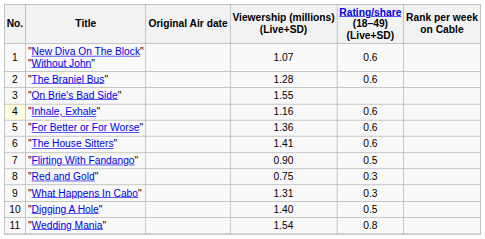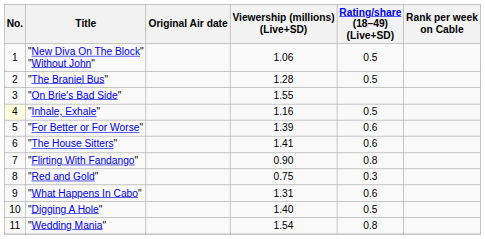(284, 57) 1.07 -> (284, 57) 1.06
(370, 57) 0.6 -> (370, 57) 0.5
(370, 79) 0.6 -> (370, 79) 0.5
(370, 112) 0.6 -> (370, 112) 0.5
(284, 128) 1.36 -> (284, 128) 1.39
(370, 160) 0.5 -> (370, 160) 0.8
(370, 193) 0.3 -> (370, 193) 0.6
